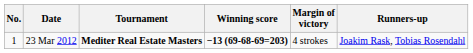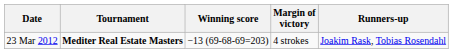- column: (14, 18)
(247, 40) bold -> (228, 40) normal
